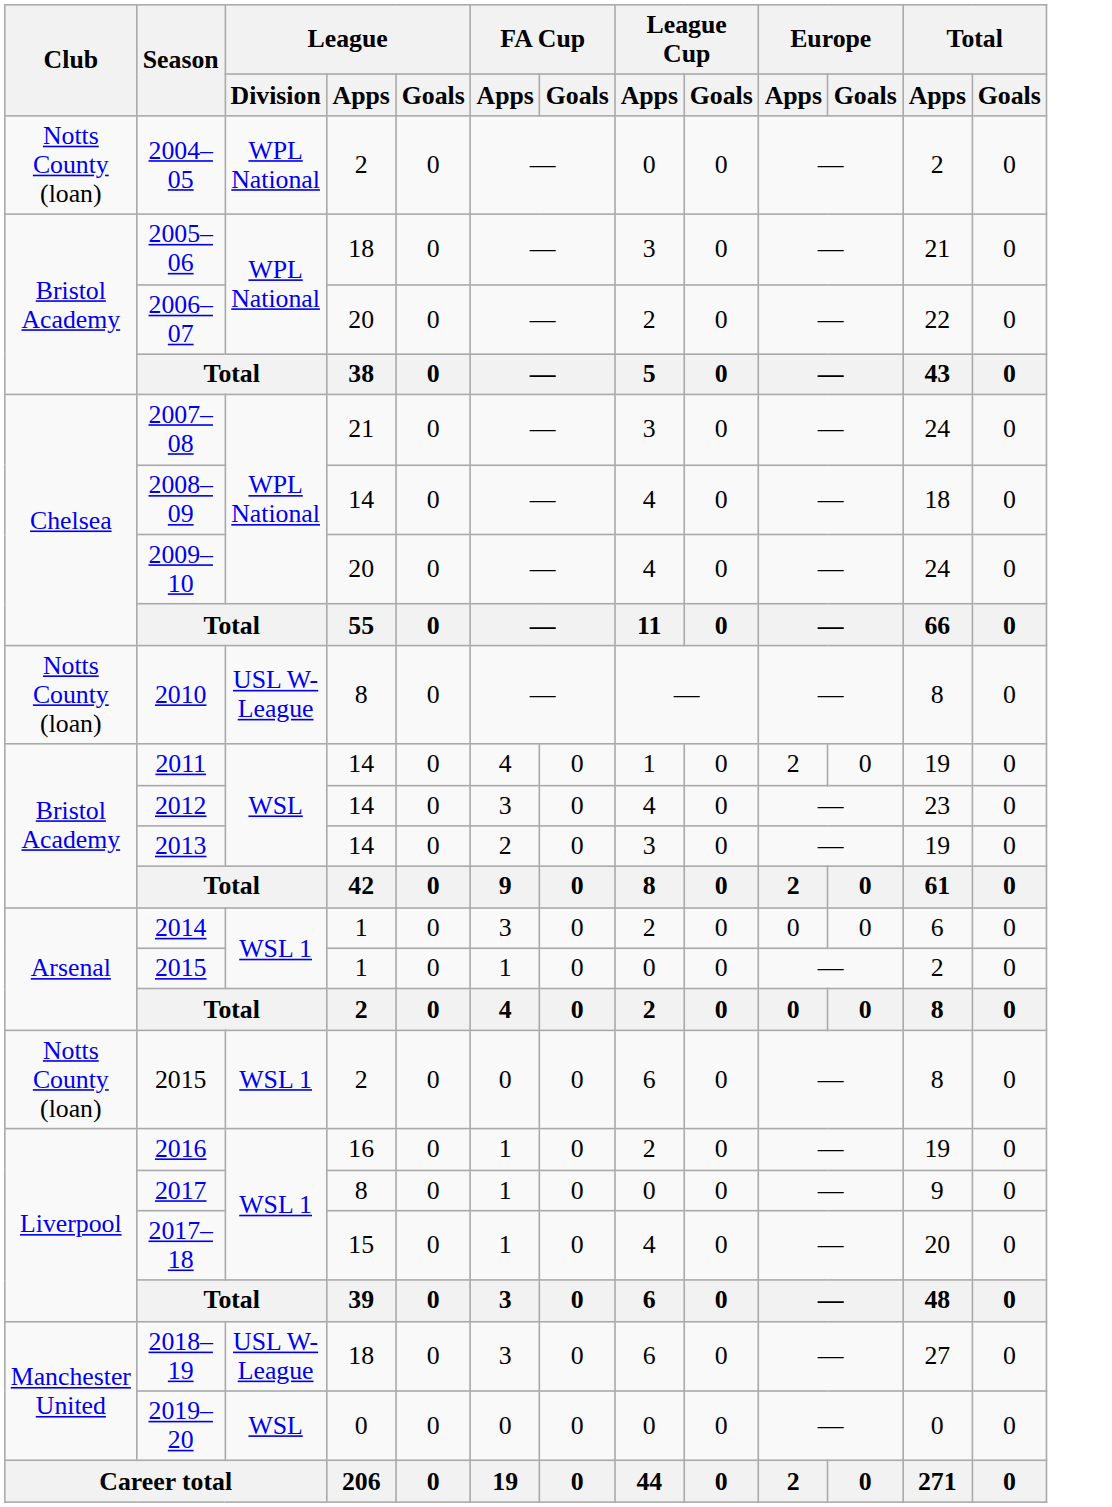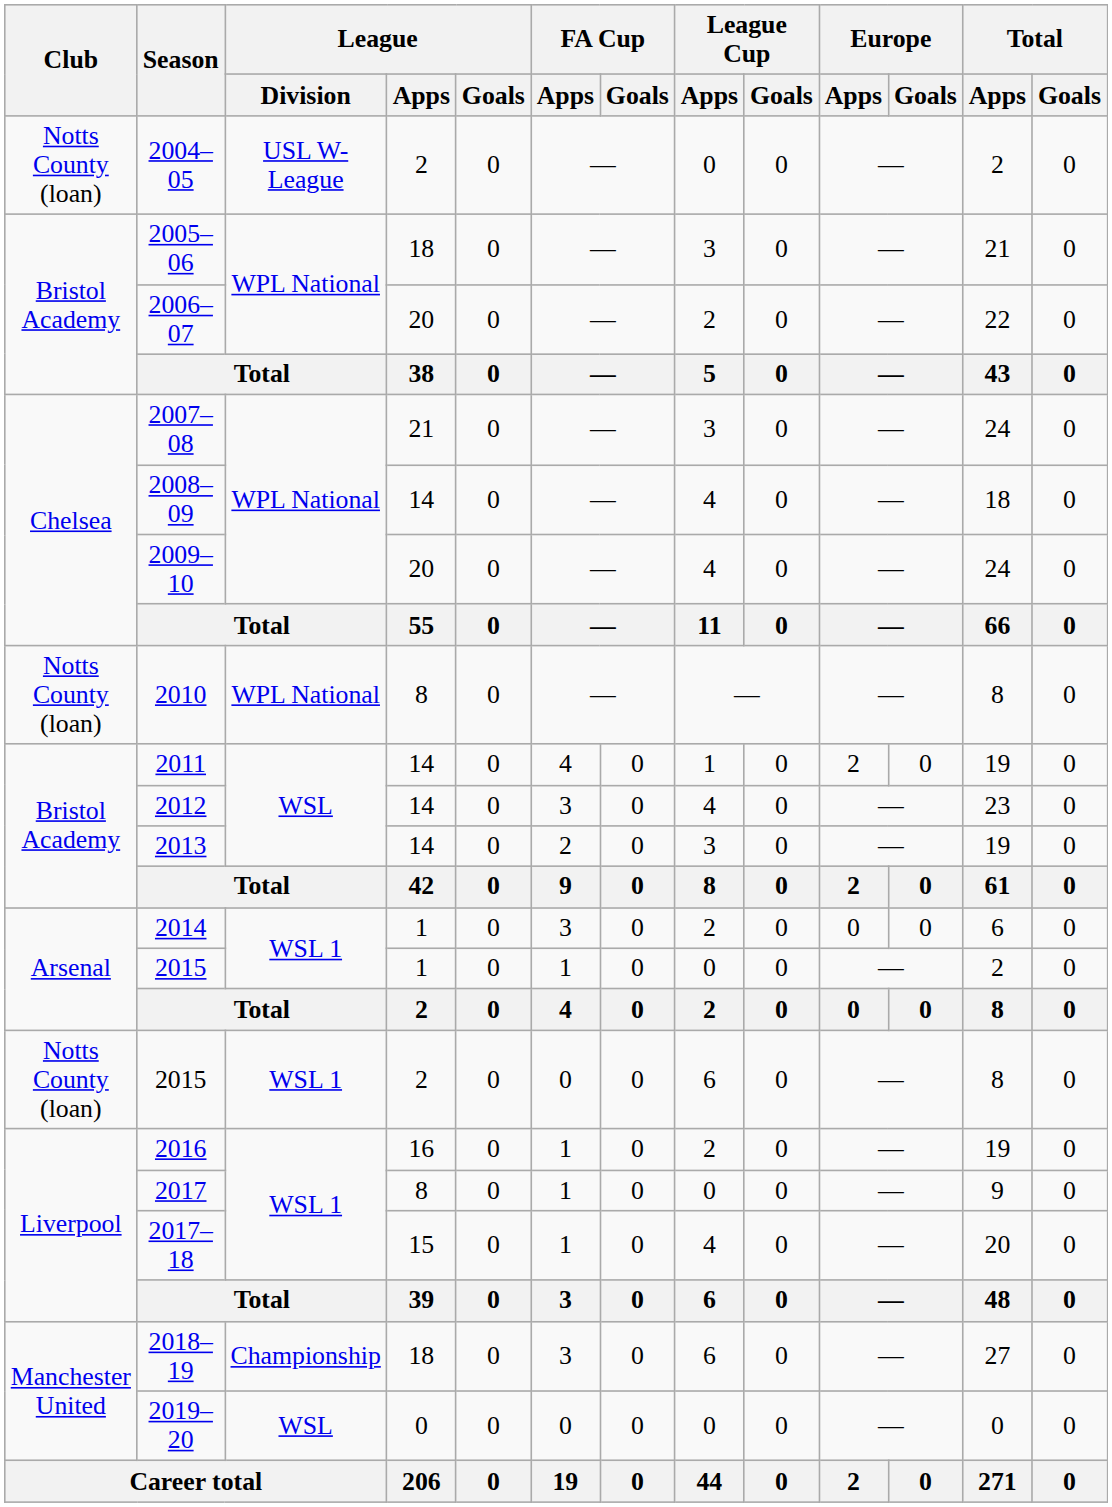(276, 164) WPL National -> (306, 164) USL W-League
(276, 694) USL W-League -> (306, 694) WPL National
(276, 1355) USL W-League -> (306, 1355) Championship
